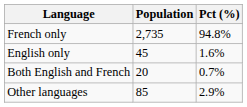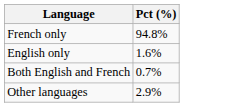- column: (165, 14)
